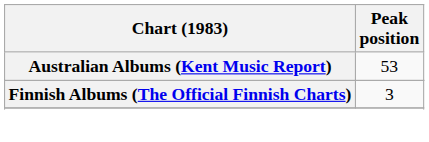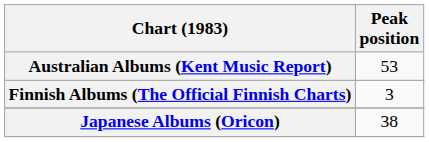+ row: (180, 121)
